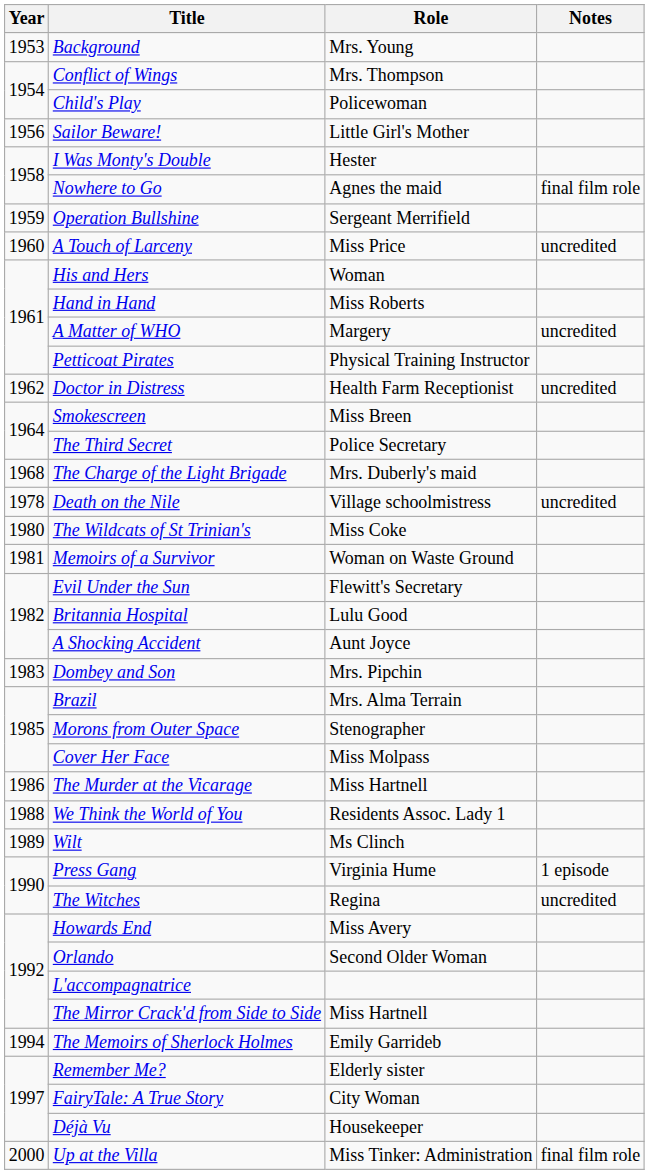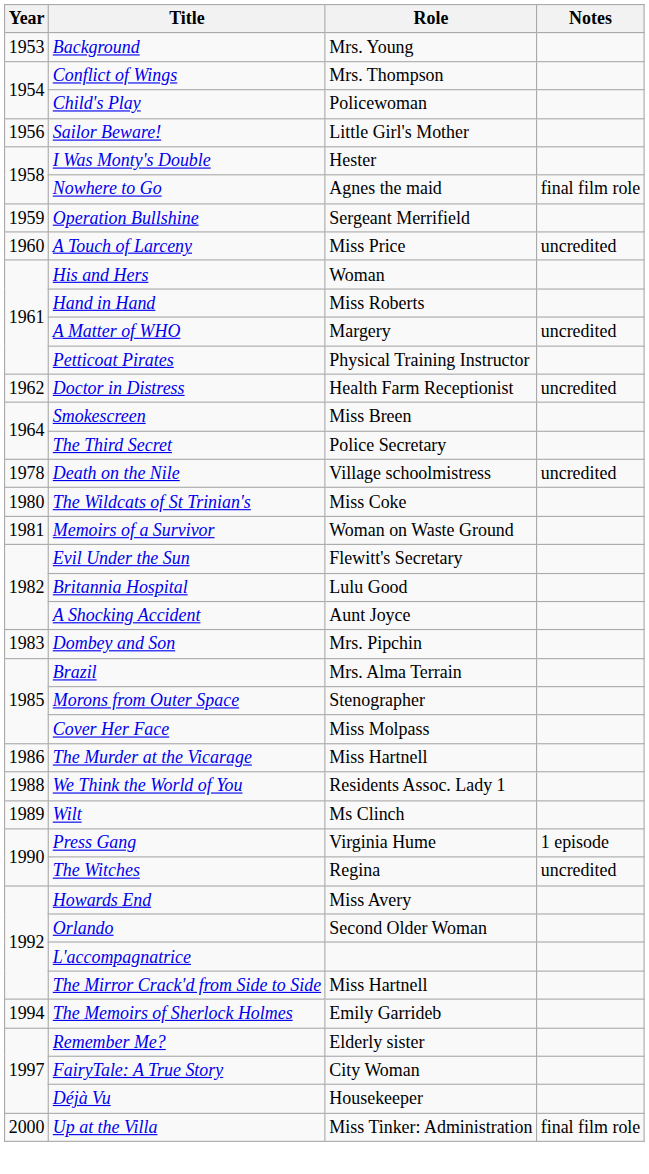- row: (170, 473)
